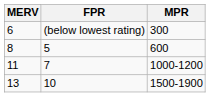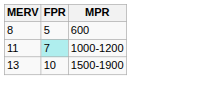- row: (10, 30)
(47, 65) no background -> (47, 48) paleturquoise background
